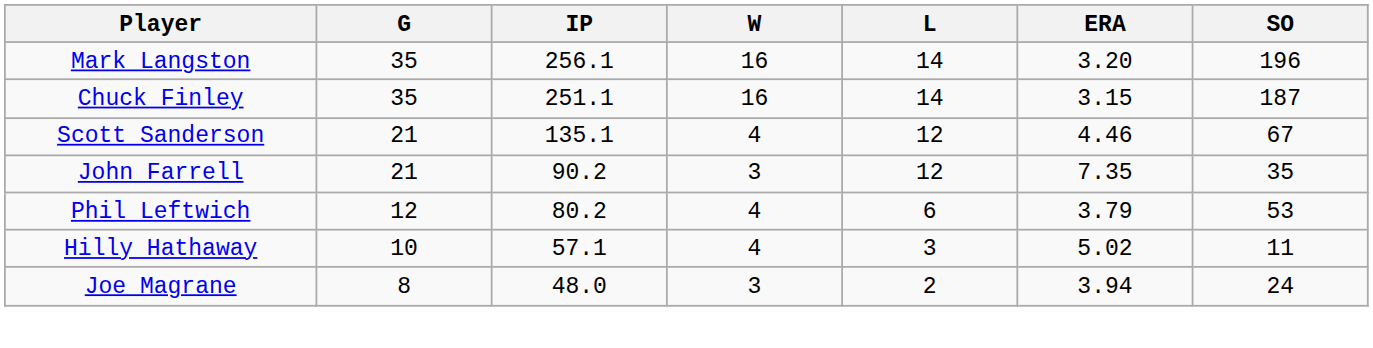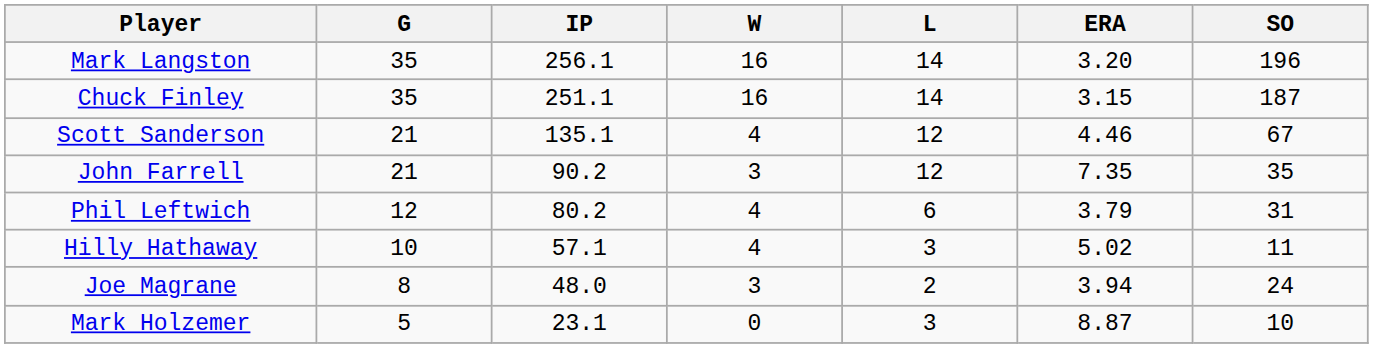(1280, 211) 53 -> (1280, 211) 31
+ row: (161, 324)
